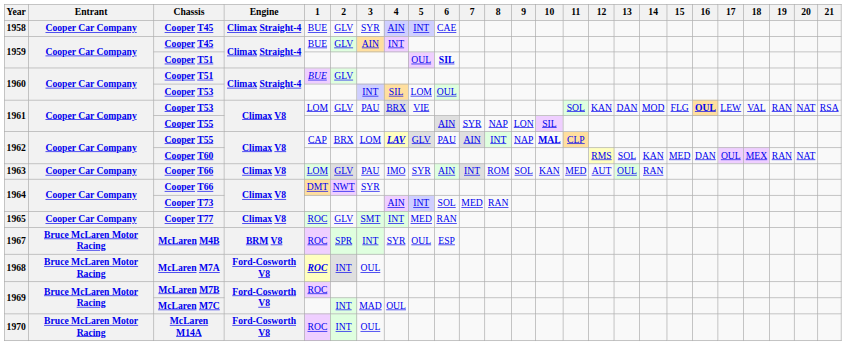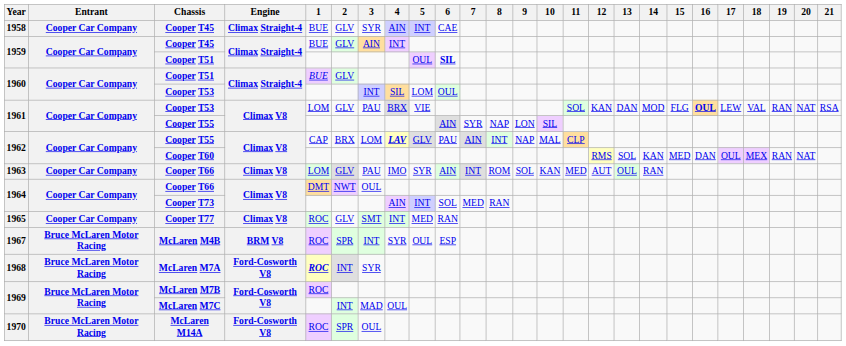(549, 140) bold -> (550, 140) normal
(370, 187) SYR -> (371, 187) OUL
(370, 268) OUL -> (371, 268) SYR
(344, 327) INT -> (345, 327) SPR
